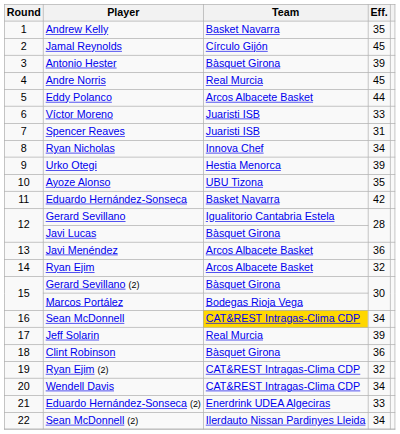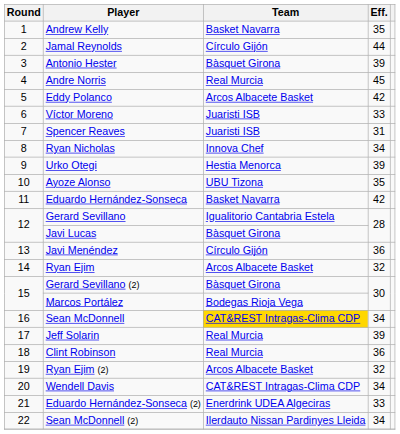(379, 47) 45 -> (379, 47) 44
(379, 98) 44 -> (379, 98) 42
(259, 251) Arcos Albacete Basket -> (237, 251) Círculo Gijón
(243, 353) Bàsquet Girona -> (234, 353) Real Murcia
(283, 370) CAT&REST Intragas-Clima CDP -> (259, 370) Arcos Albacete Basket
